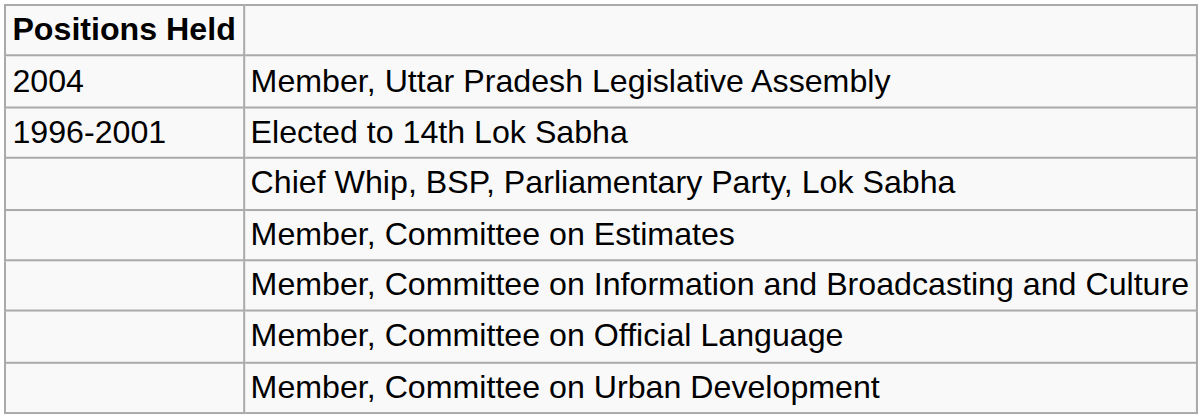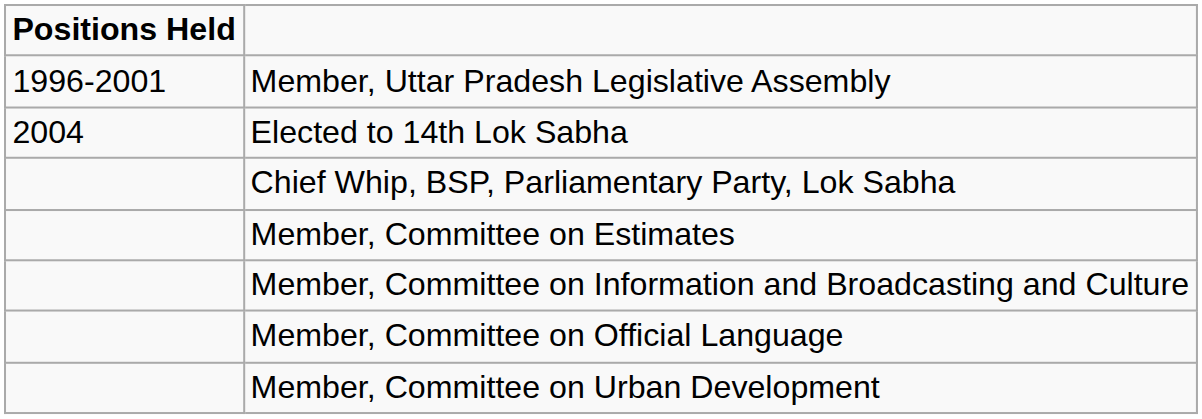(48, 81) 2004 -> (89, 81) 1996-2001
(89, 132) 1996-2001 -> (48, 132) 2004
